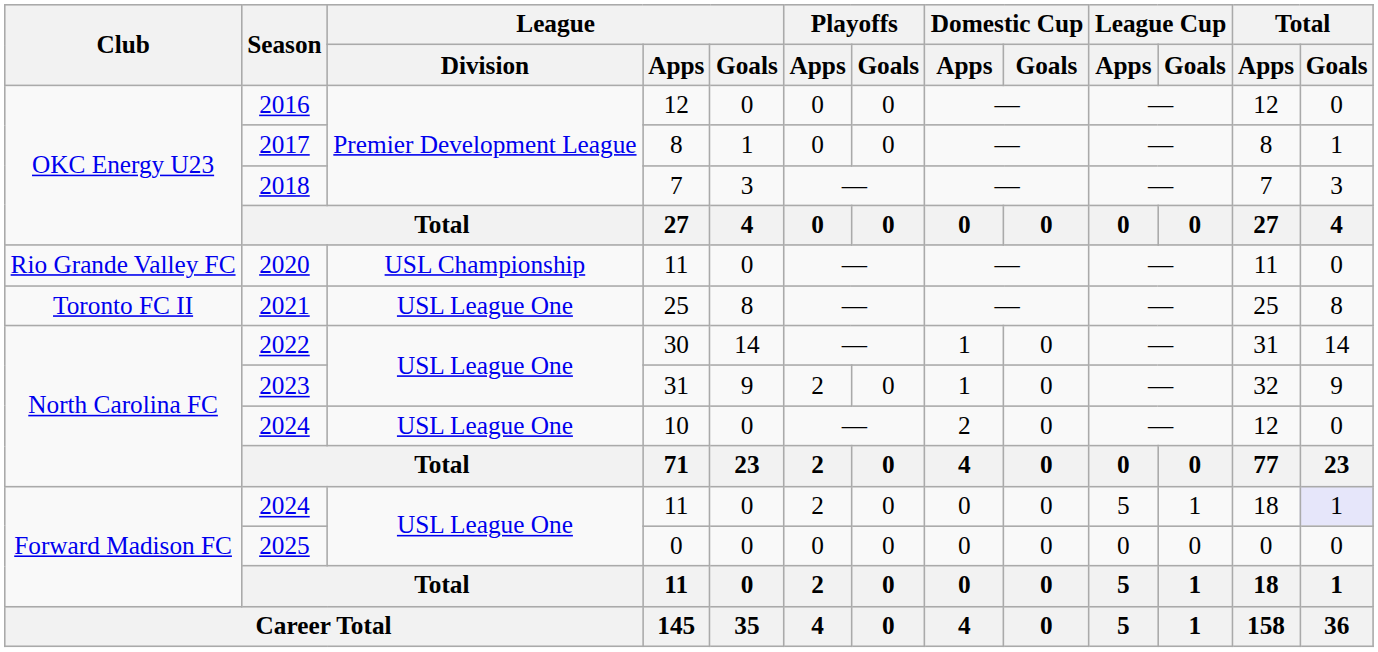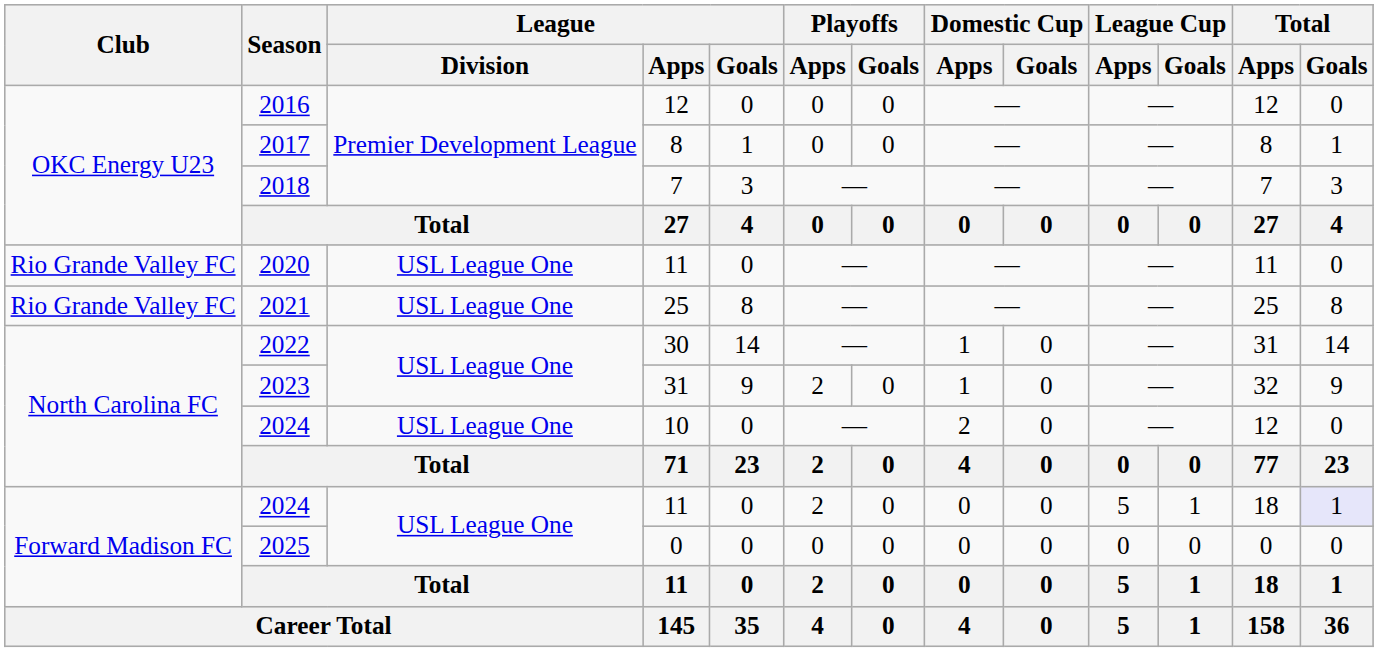(485, 265) USL Championship -> (485, 265) USL League One
(123, 305) Toronto FC II -> (123, 305) Rio Grande Valley FC
